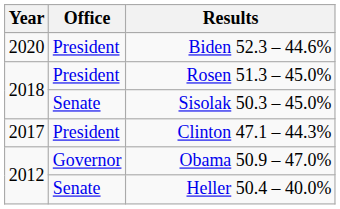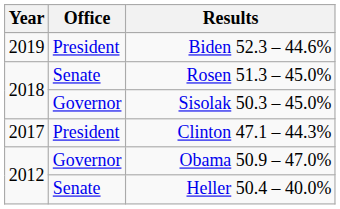(27, 47) 2020 -> (27, 47) 2019
(86, 75) President -> (77, 75) Senate
(77, 103) Senate -> (87, 103) Governor
